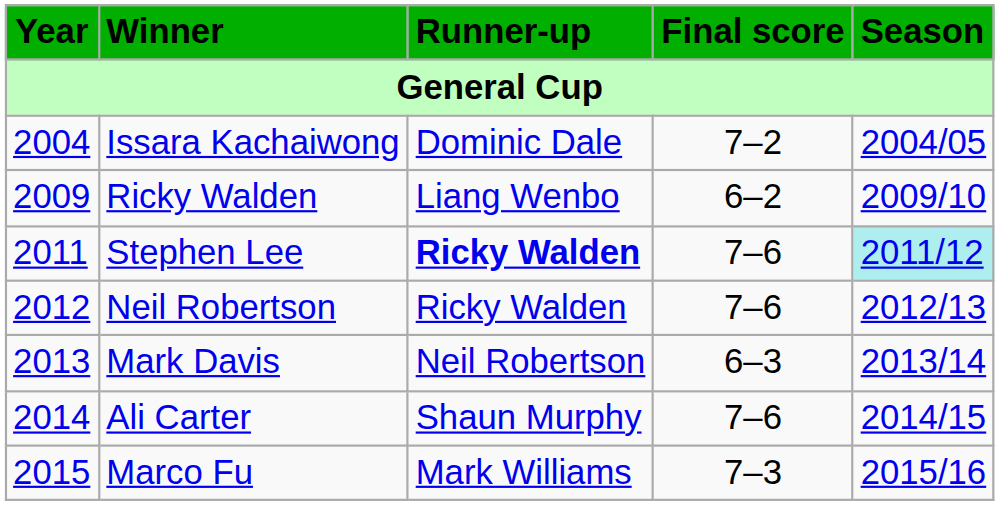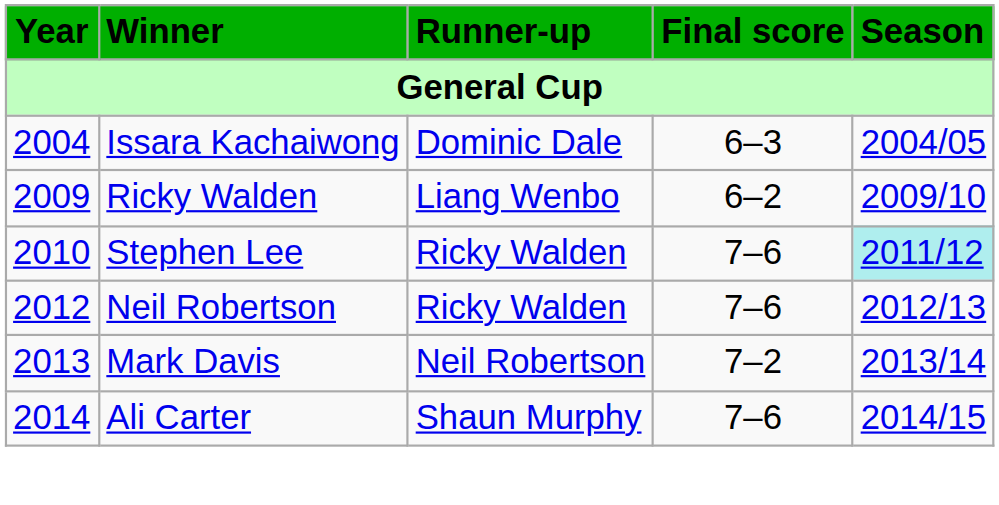(753, 142) 7–2 -> (753, 142) 6–3
(50, 252) 2011 -> (52, 252) 2010
(528, 252) bold -> (521, 252) normal
(753, 362) 6–3 -> (753, 362) 7–2
- row: (180, 472)
